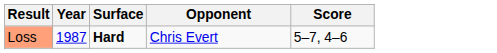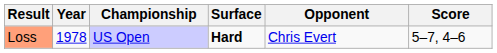+ column: (149, 15)
(71, 37) 1987 -> (71, 37) 1978
